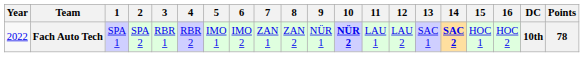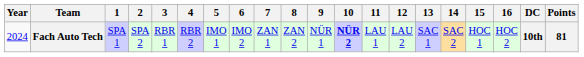(17, 37) 2022 -> (17, 37) 2024
(454, 37) bold -> (453, 37) normal
(562, 37) 78 -> (561, 37) 81
